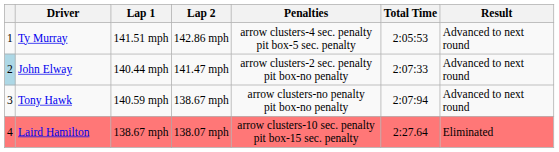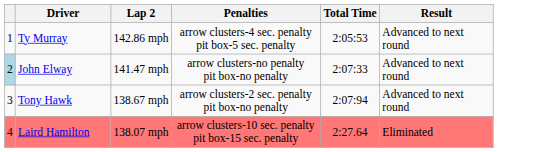- column: (141, 13)
(306, 69) arrow clusters-2 sec. penalty pit box-no penalty -> (246, 69) arrow clusters-no penalty pit box-no penalty
(306, 100) arrow clusters-no penalty pit box-no penalty -> (246, 100) arrow clusters-2 sec. penalty pit box-no penalty
